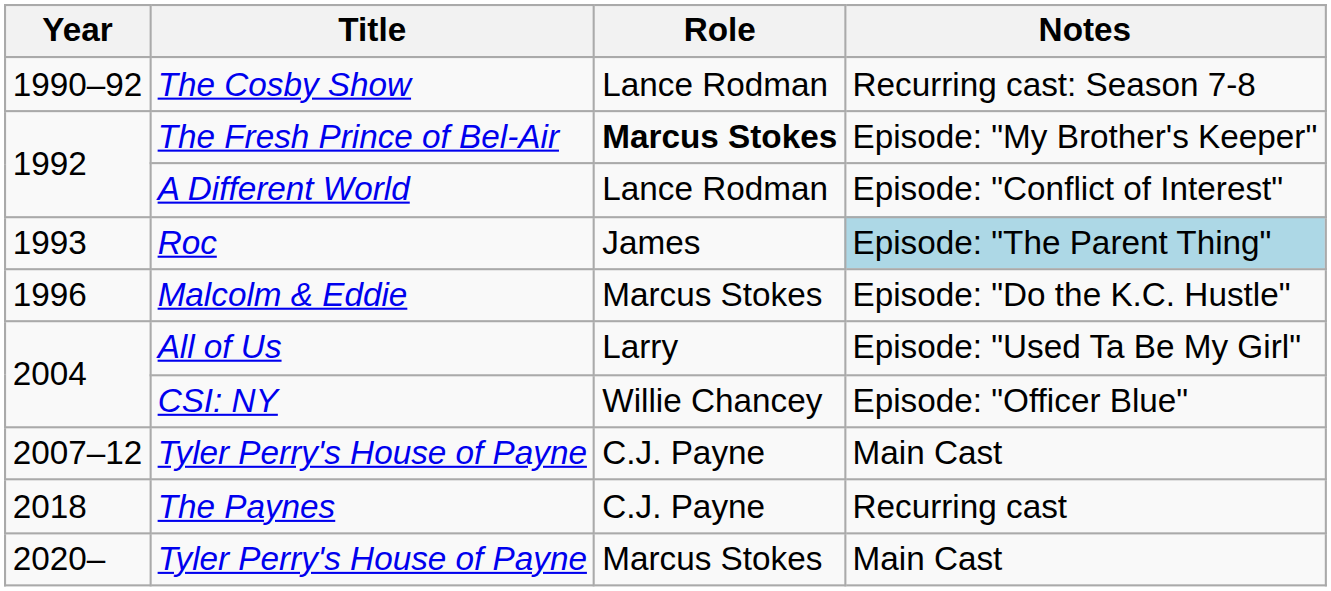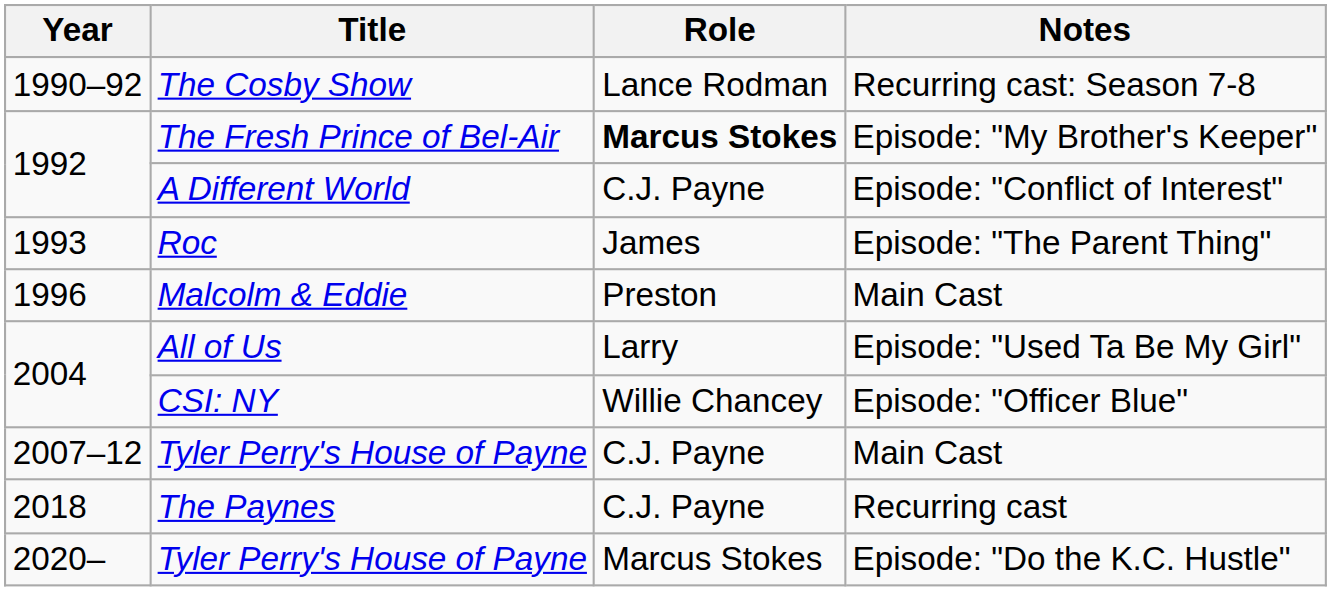(715, 189) Lance Rodman -> (684, 189) C.J. Payne
(1062, 242) lightblue background -> (1062, 242) no background
(712, 294) Marcus Stokes -> (660, 294) Preston
(1072, 294) Episode: "Do the K.C. Hustle" -> (927, 294) Main Cast
(927, 558) Main Cast -> (1072, 558) Episode: "Do the K.C. Hustle"
